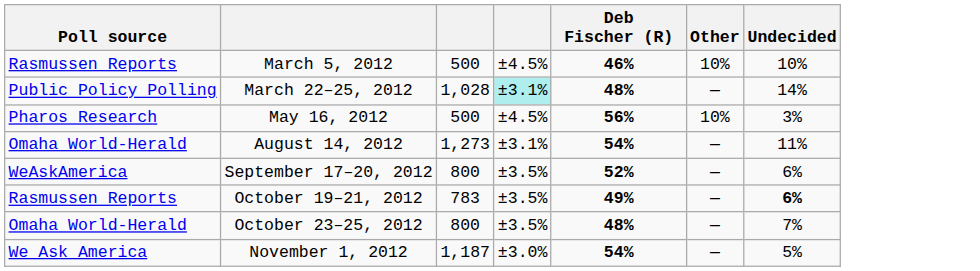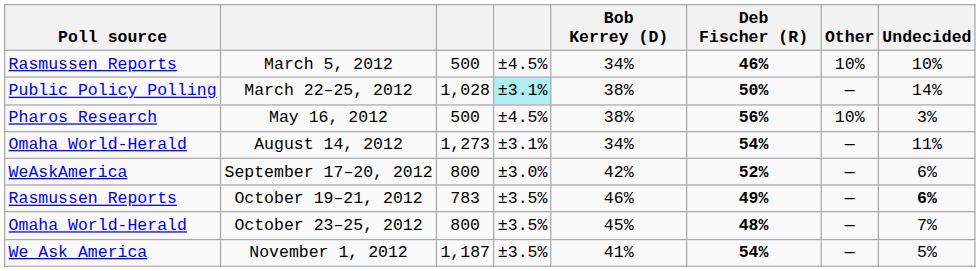+ column: (619, 28)
(619, 91) 48% -> (754, 91) 50%
(523, 172) ±3.5% -> (523, 172) ±3.0%
(523, 252) ±3.0% -> (523, 252) ±3.5%
